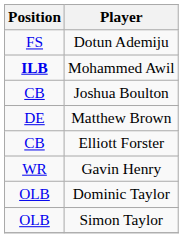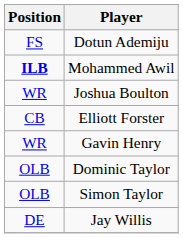(34, 93) CB -> (34, 93) WR
- row: (121, 118)
+ row: (121, 219)
